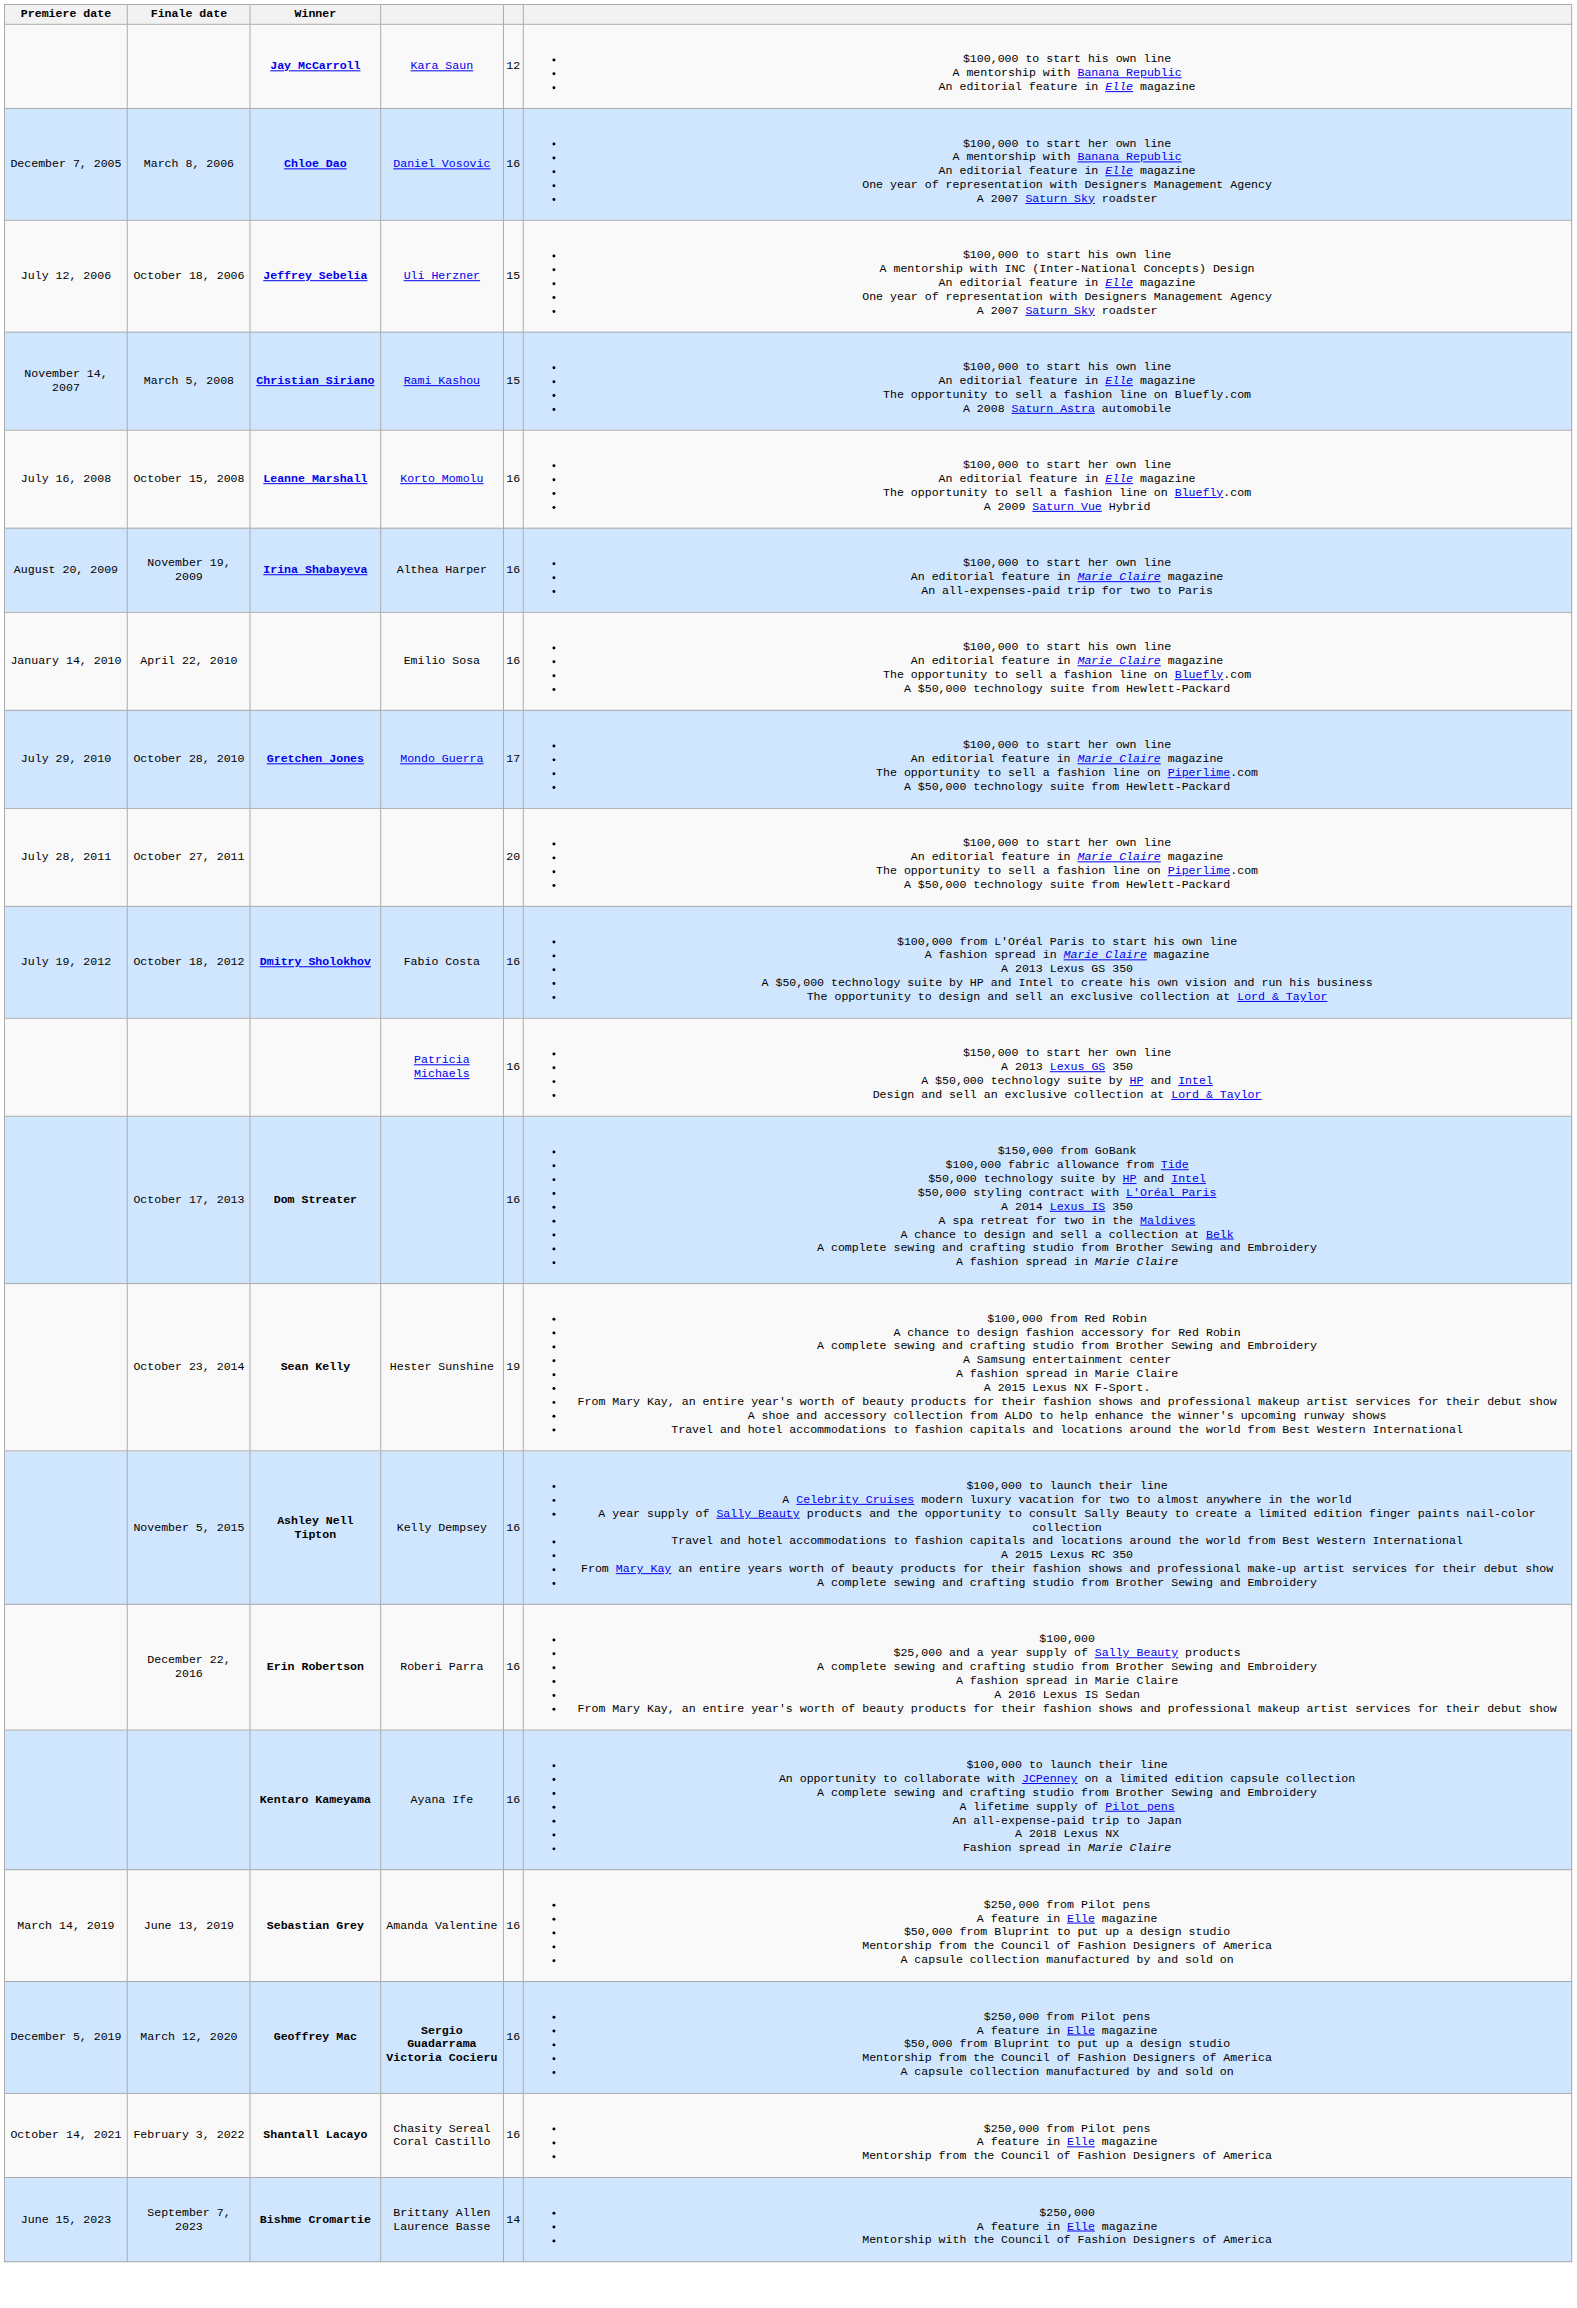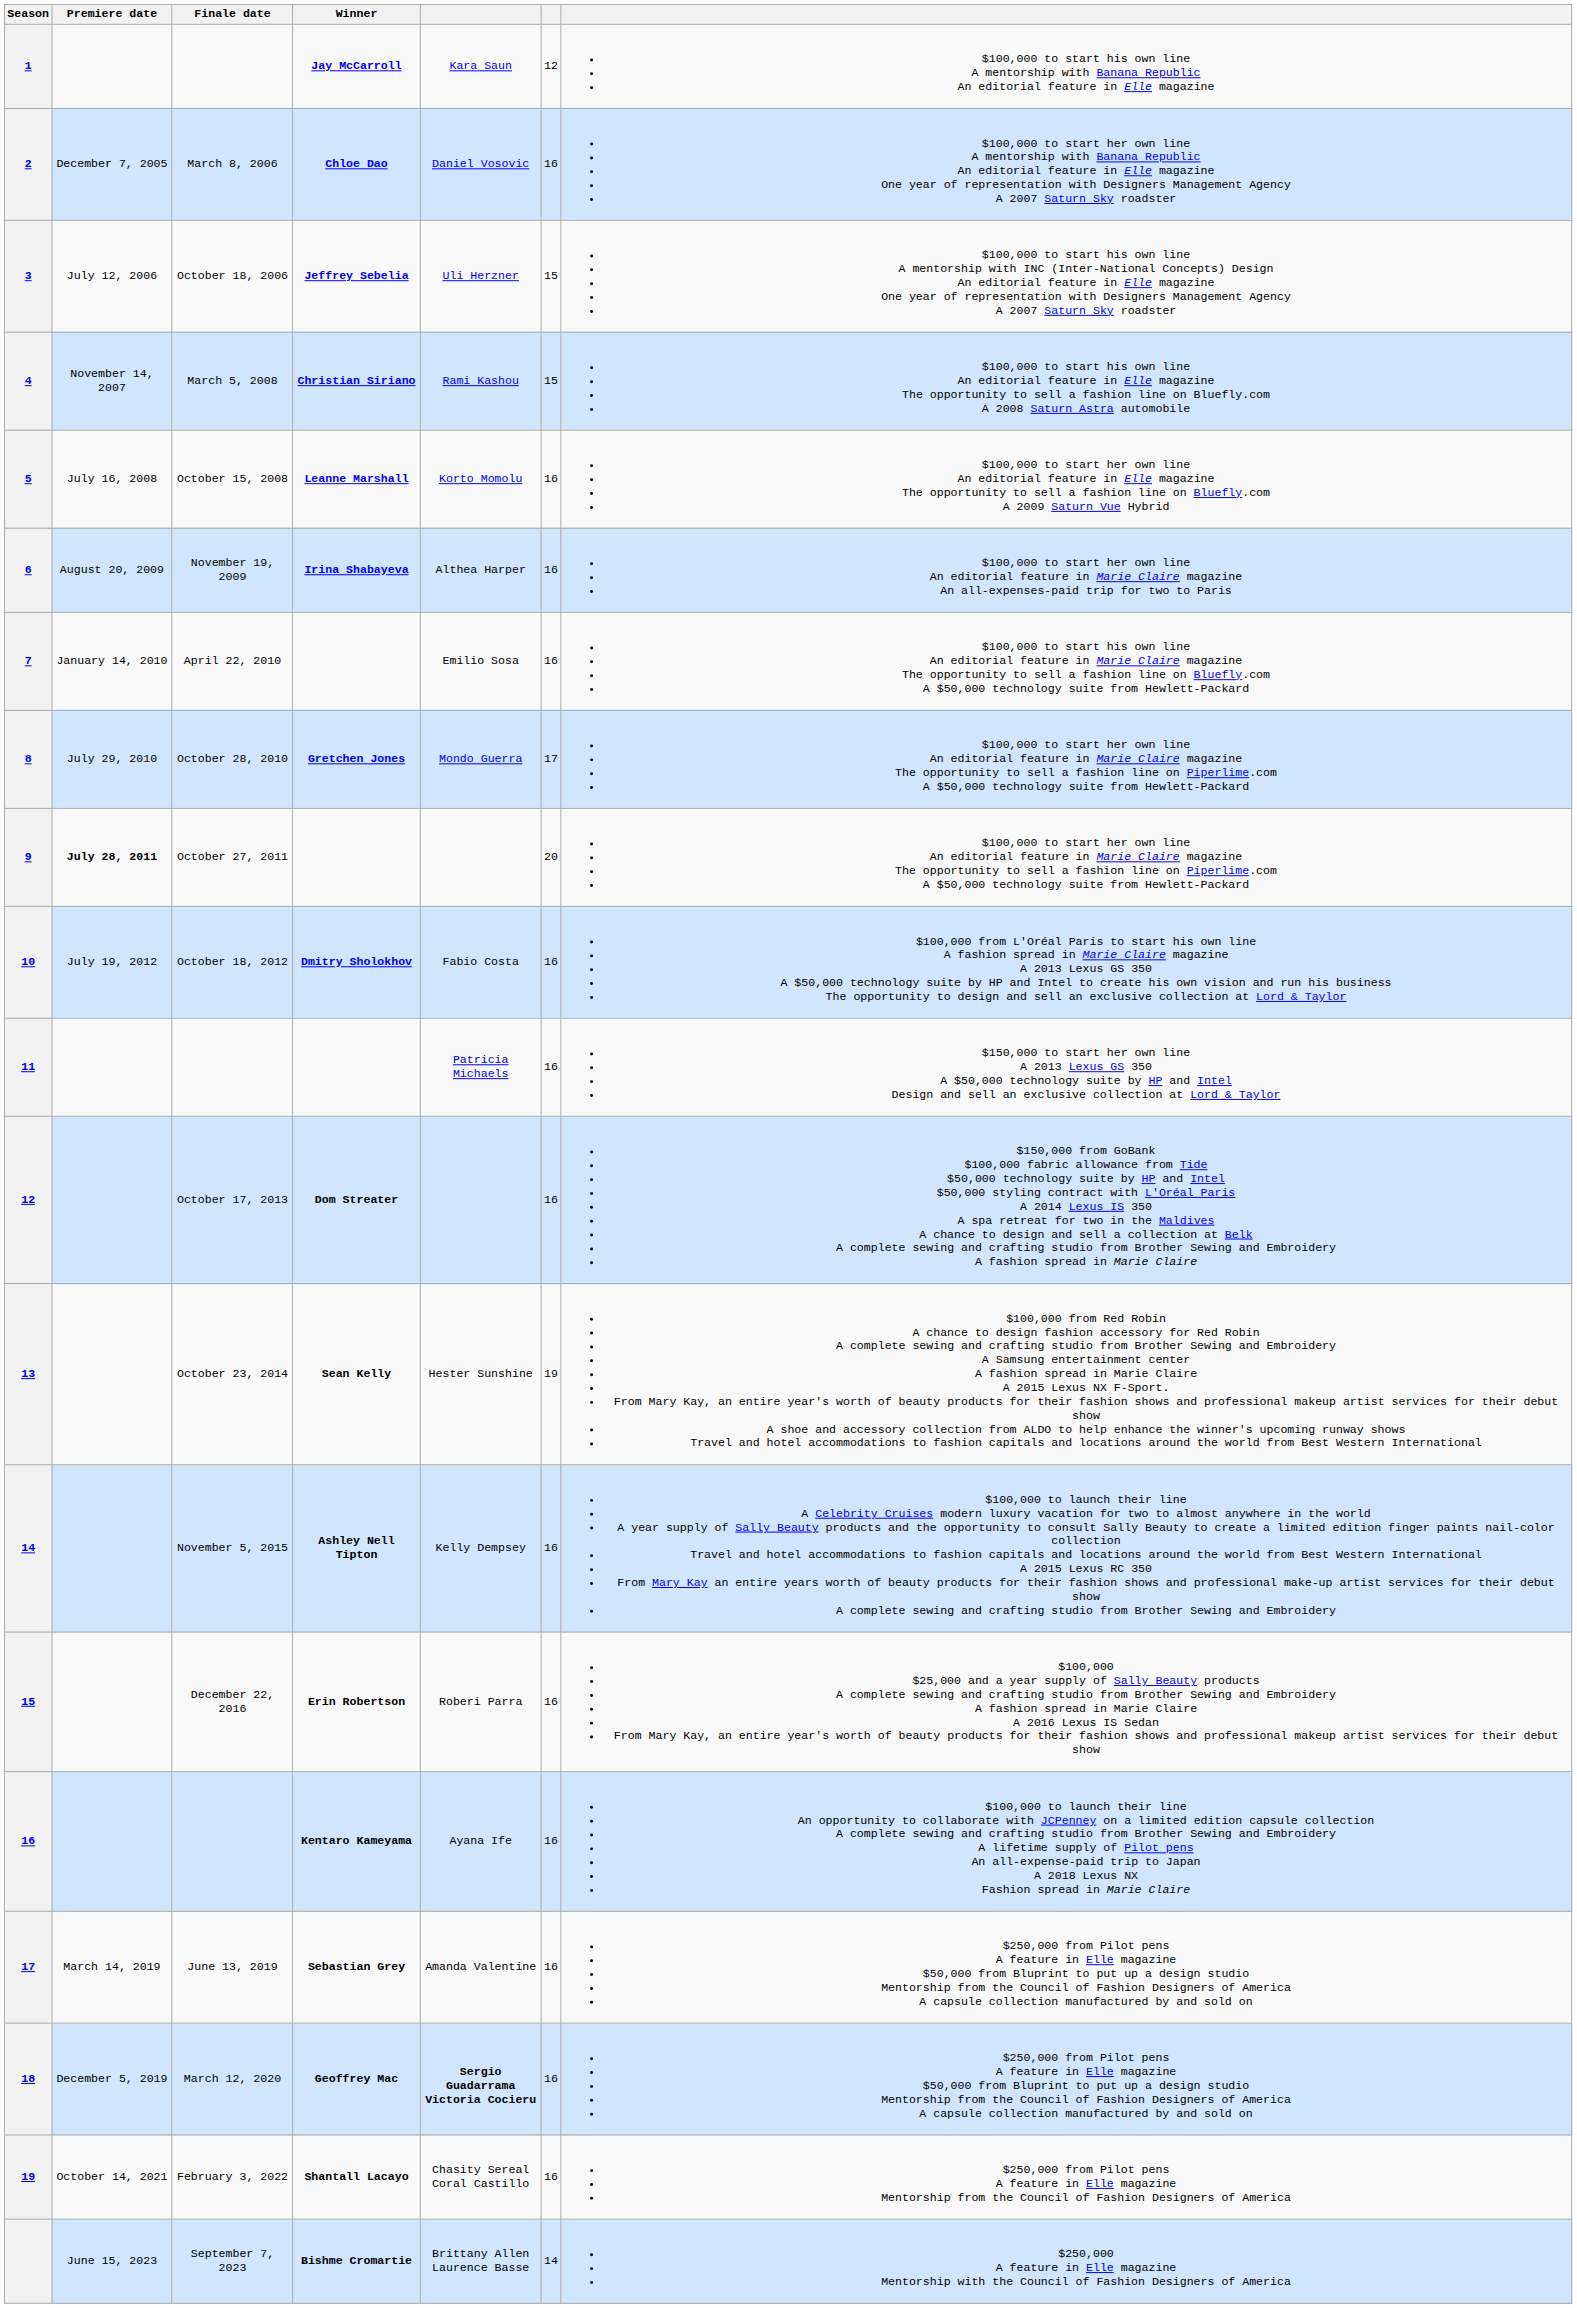+ column: (28, 14)
(66, 857) normal -> (112, 857) bold
